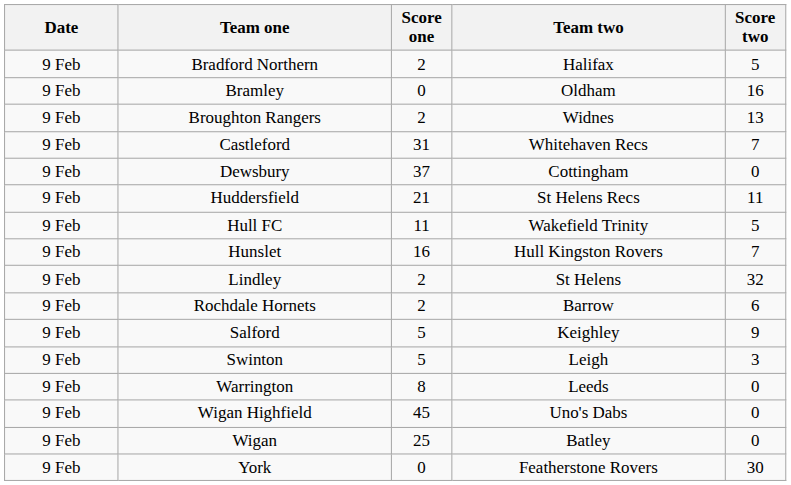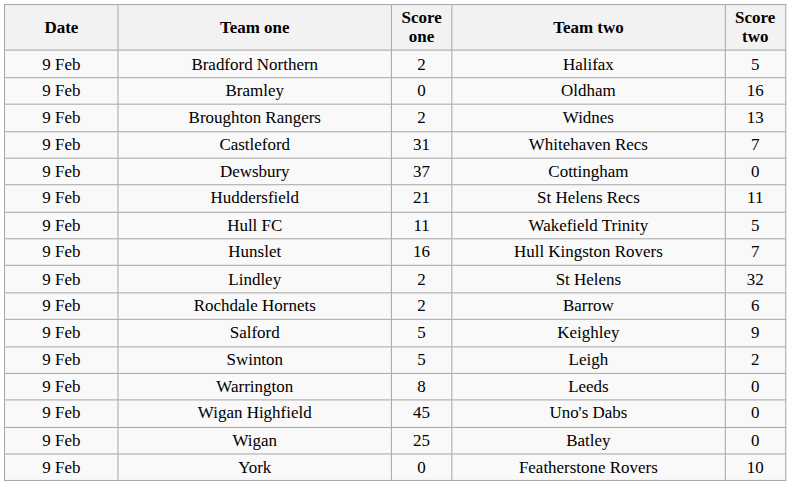(755, 359) 3 -> (755, 359) 2
(755, 467) 30 -> (755, 467) 10
